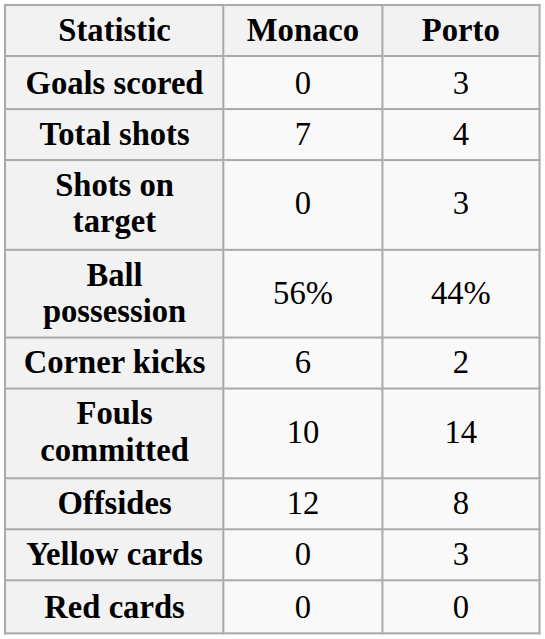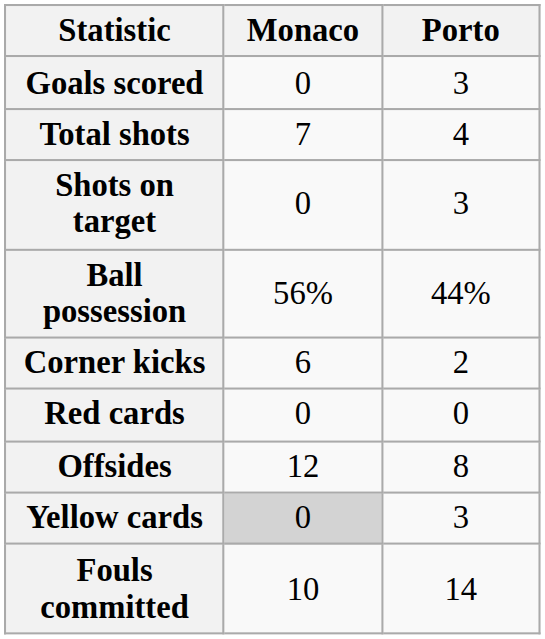rows swapped: (115, 432) <-> (115, 606)
(303, 554) no background -> (303, 517) lightgrey background
